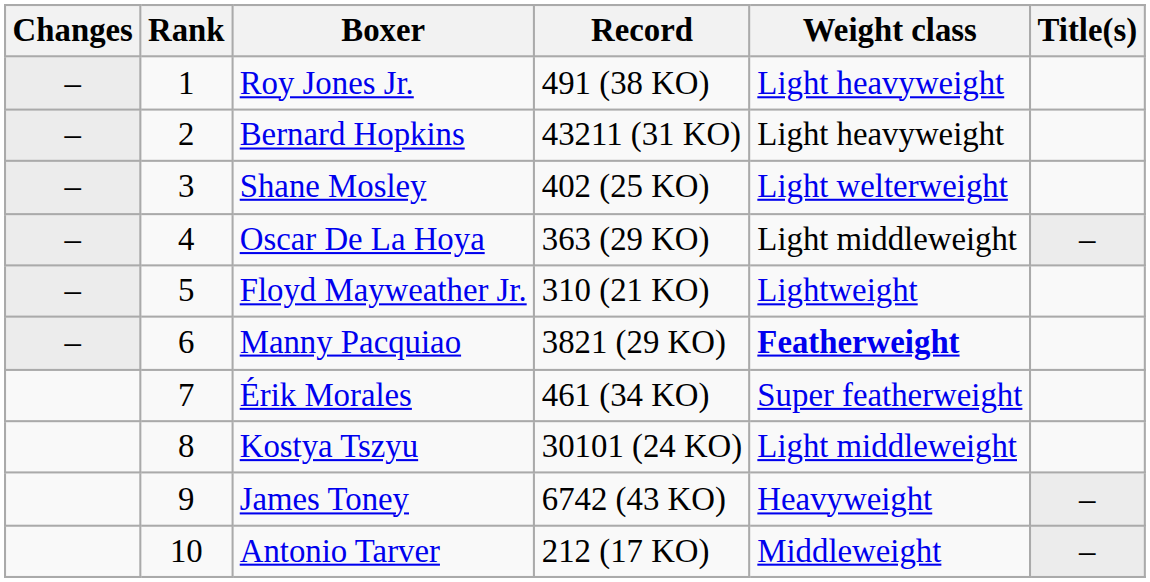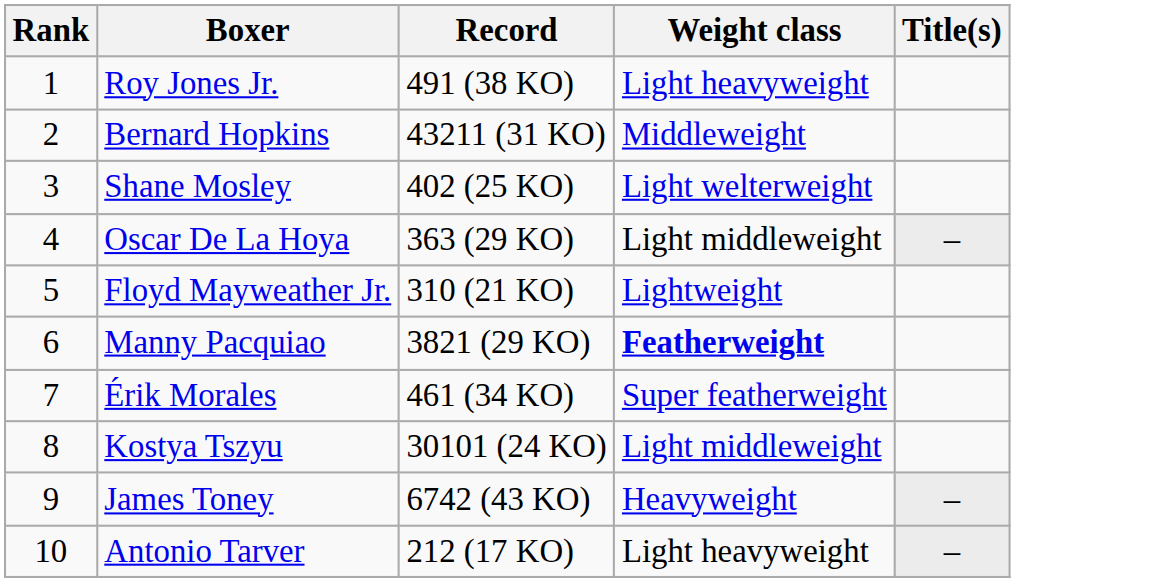- column: (73, 30)
(881, 134) Light heavyweight -> (714, 134) Middleweight
(849, 550) Middleweight -> (745, 550) Light heavyweight
